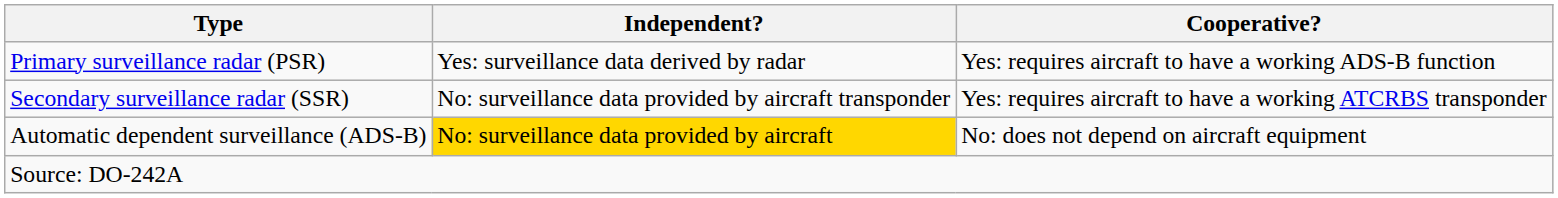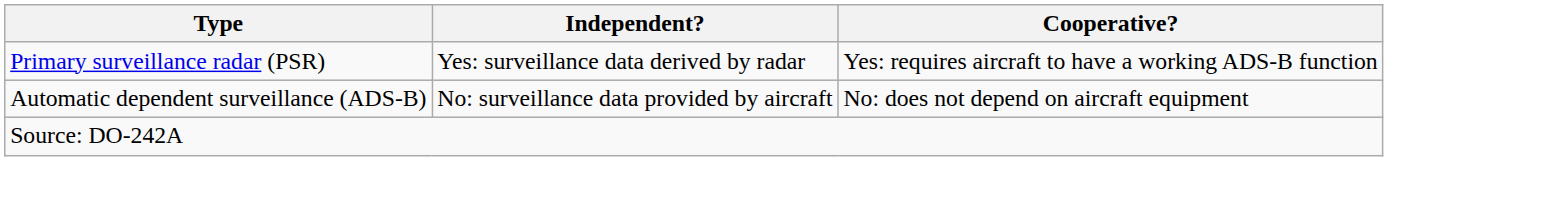- row: (180, 98)
(635, 135) gold background -> (635, 98) no background
